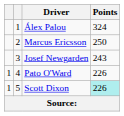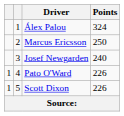(100, 58) 243 -> (100, 58) 240
(100, 88) paleturquoise background -> (100, 88) no background
